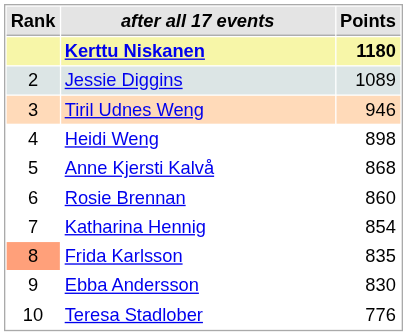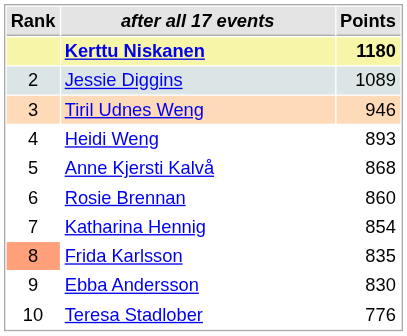(381, 139) 898 -> (381, 139) 893
